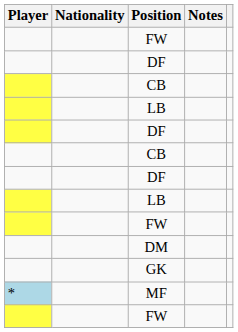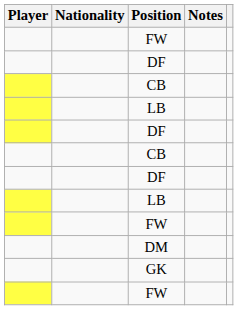- row: (11, 293)
